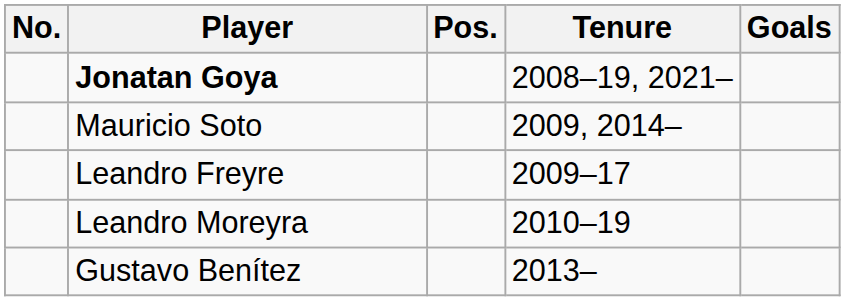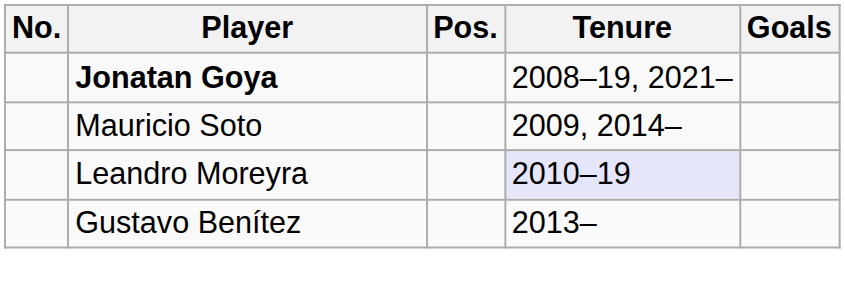- row: (180, 174)
(571, 222) no background -> (571, 174) lavender background
